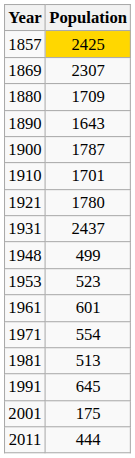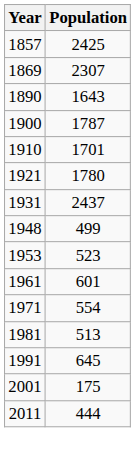(88, 44) gold background -> (88, 44) no background
- row: (25, 96)
